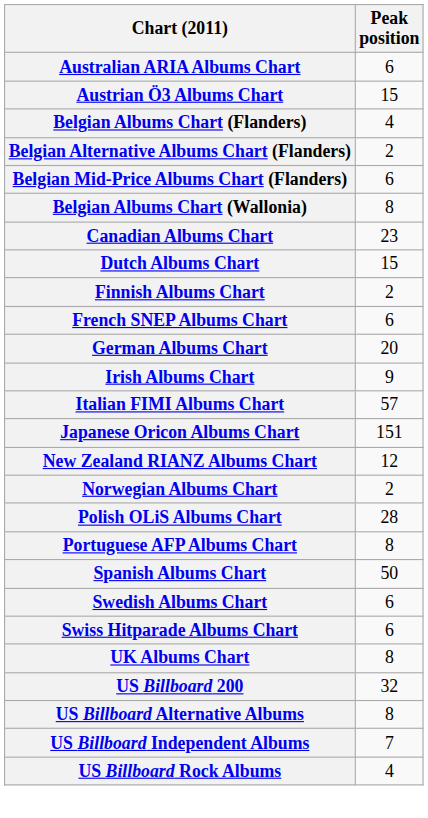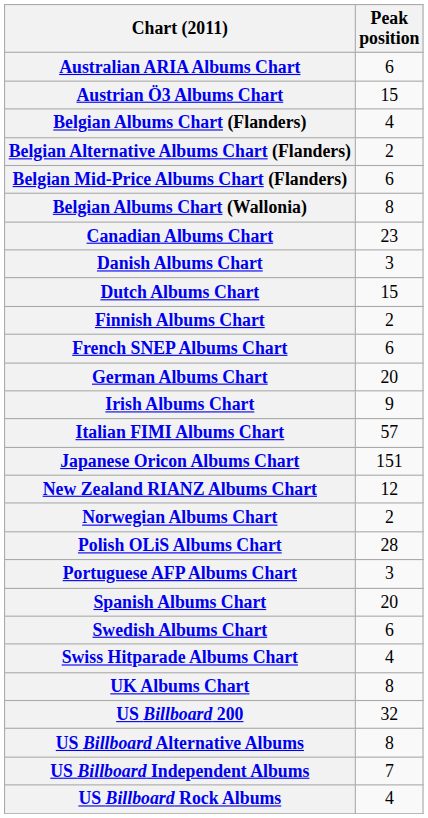+ row: (180, 263)
(389, 545) 8 -> (389, 573) 3
(389, 573) 50 -> (389, 601) 20
(389, 630) 6 -> (389, 658) 4
